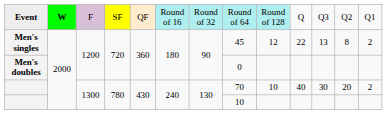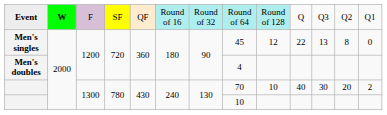(370, 42) 2 -> (370, 42) 0
(240, 68) 0 -> (240, 68) 4
